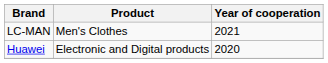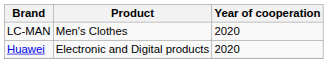(227, 31) 2021 -> (227, 31) 2020
